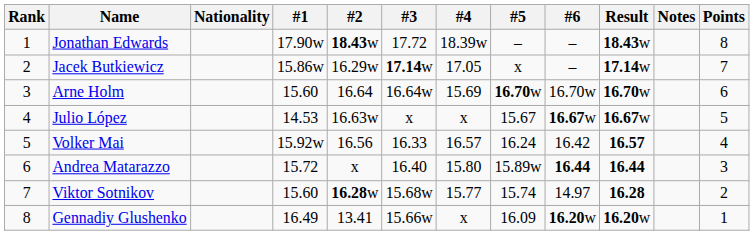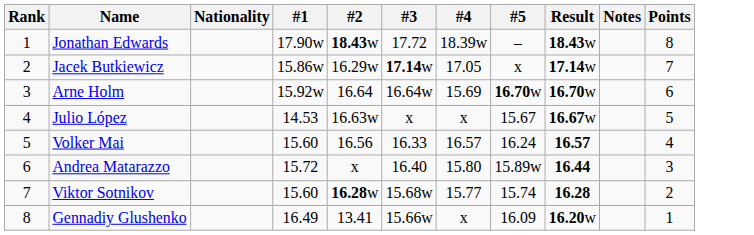- column: (572, 17)
(300, 92) 15.60 -> (300, 92) 15.92w
(300, 142) 15.92w -> (300, 142) 15.60
